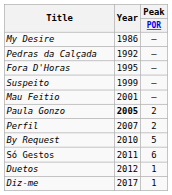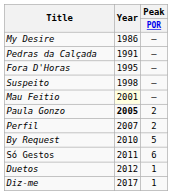(127, 54) 1992 -> (127, 54) 1991
(127, 83) 1999 -> (127, 83) 1998
(127, 97) no background -> (127, 97) lightyellow background
